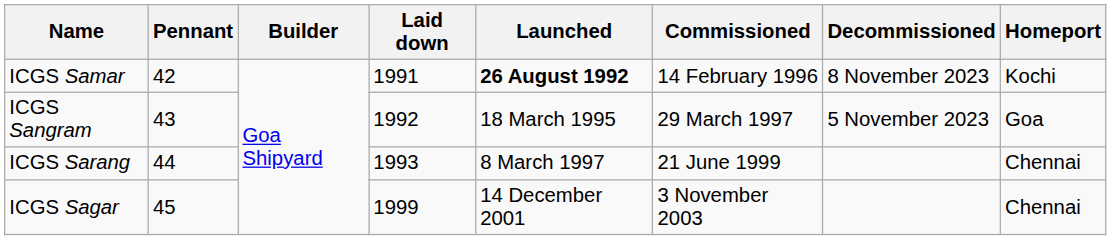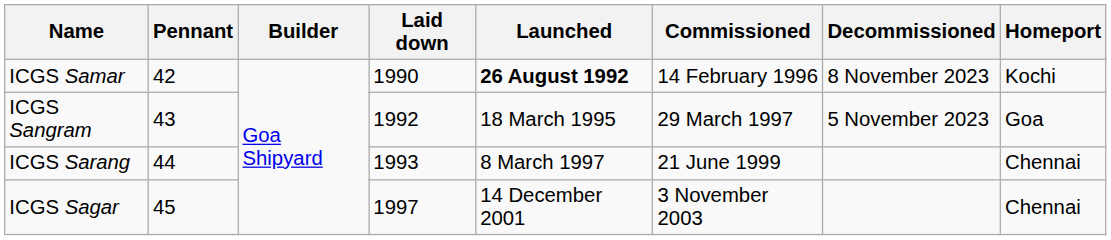(396, 75) 1991 -> (396, 75) 1990
(396, 206) 1999 -> (396, 206) 1997
